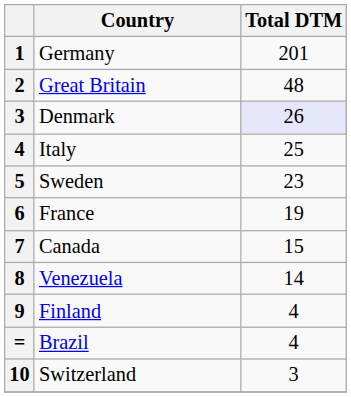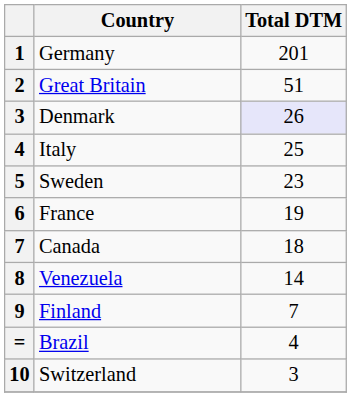(294, 85) 48 -> (294, 85) 51
(294, 246) 15 -> (294, 246) 18
(294, 310) 4 -> (294, 310) 7
